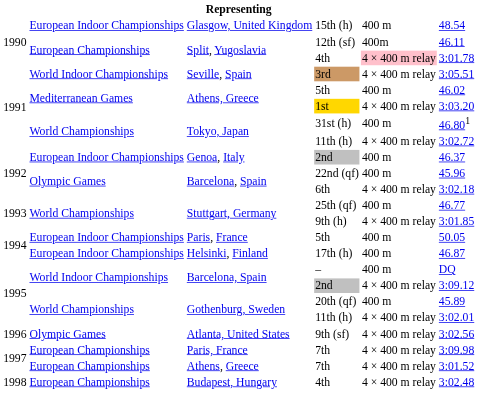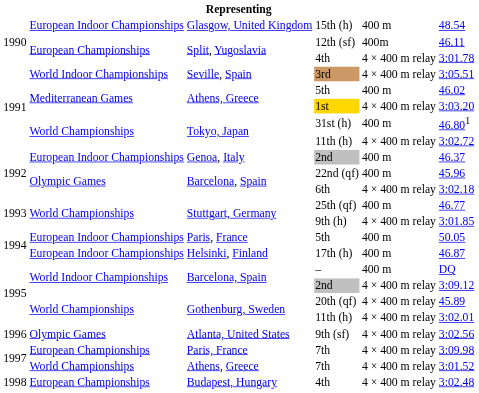(399, 58) pink background -> (399, 58) no background
(377, 302) 400 m -> (399, 302) 4 × 400 m relay
(90, 366) European Championships -> (82, 366) World Championships
